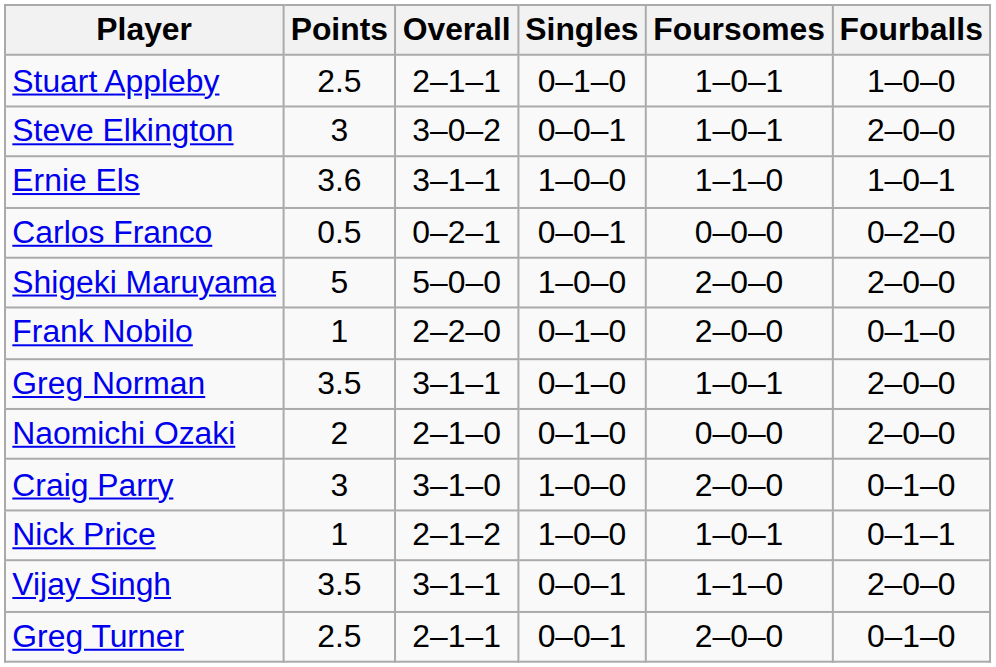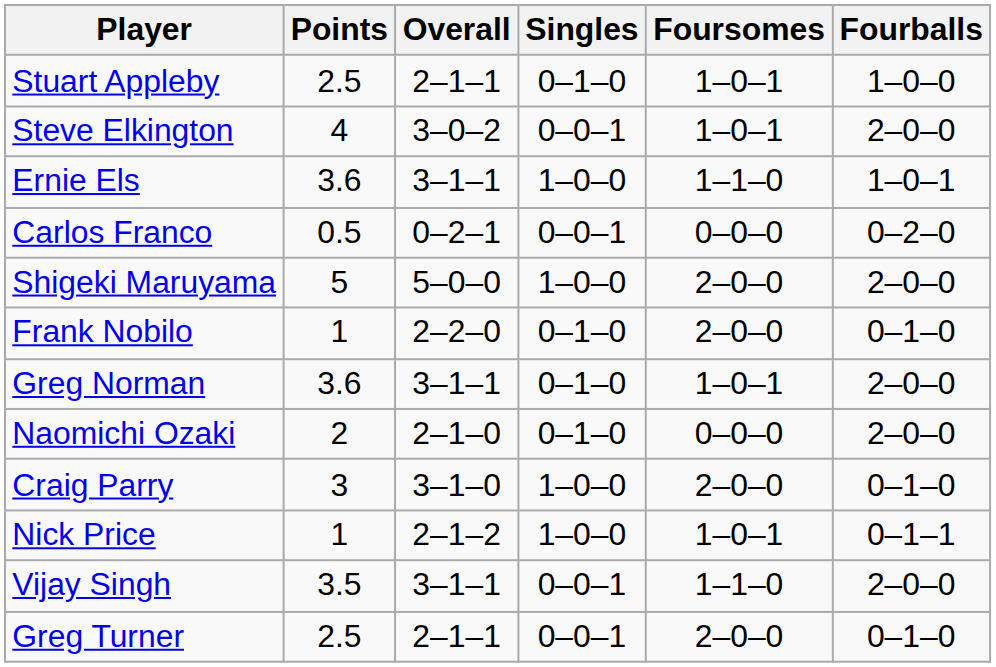(339, 130) 3 -> (339, 130) 4
(339, 383) 3.5 -> (339, 383) 3.6
